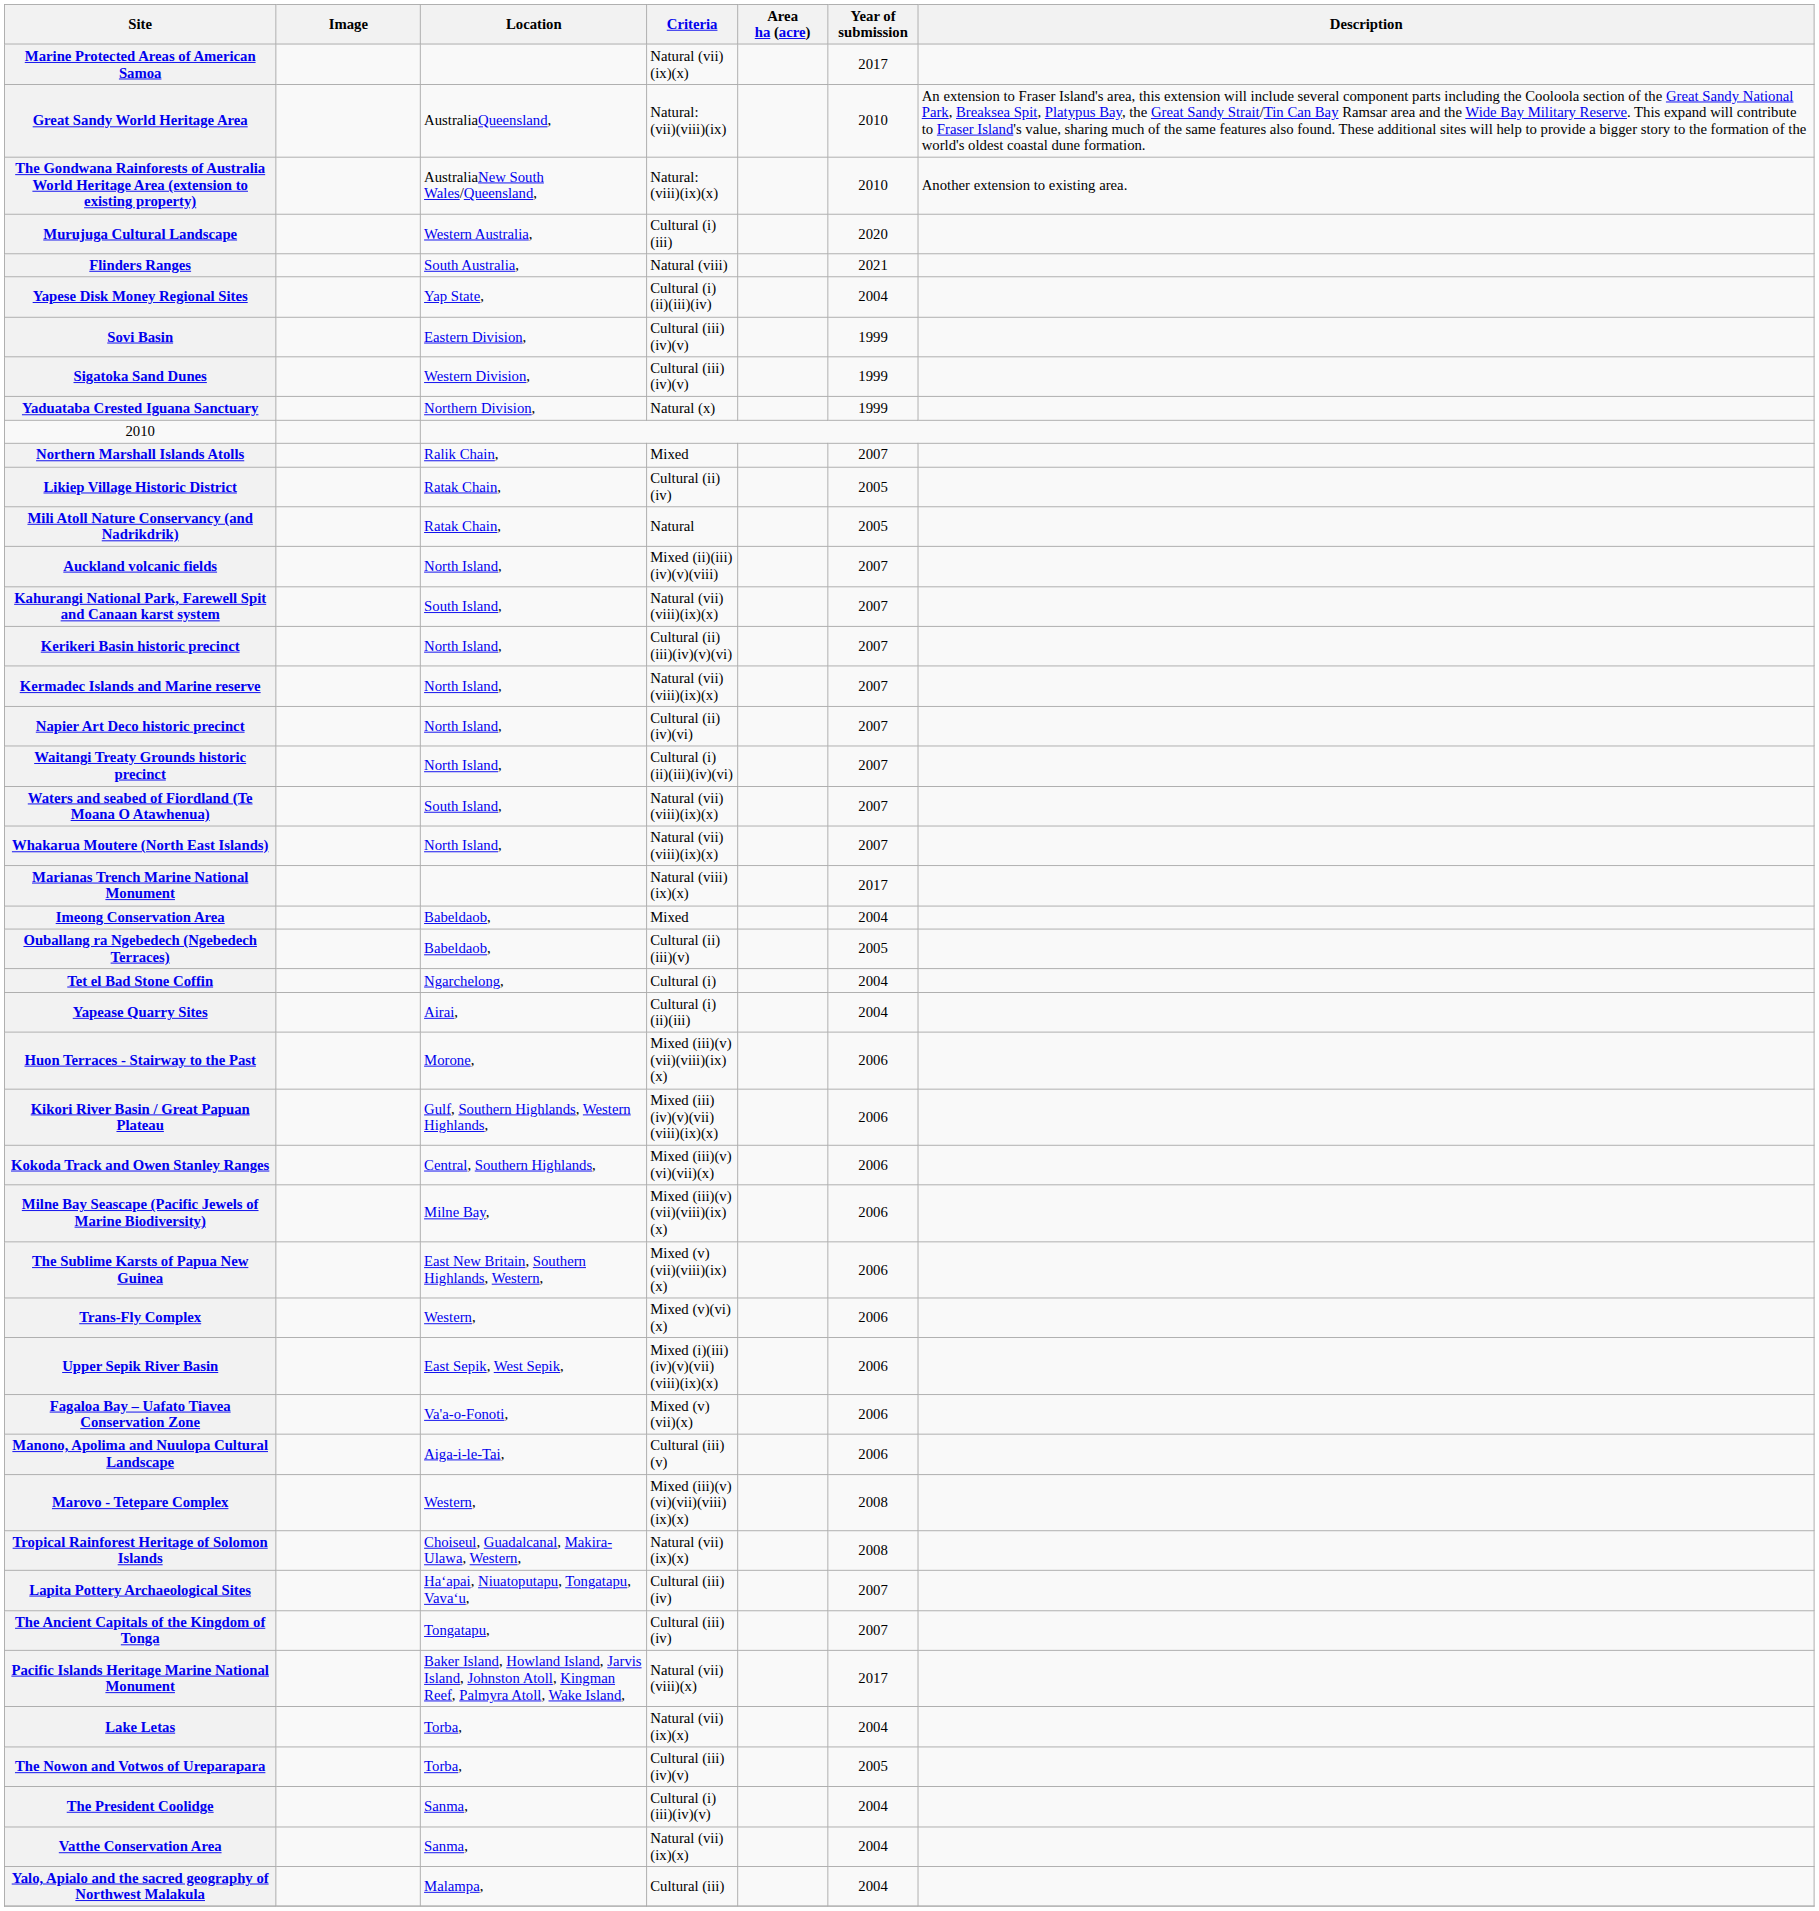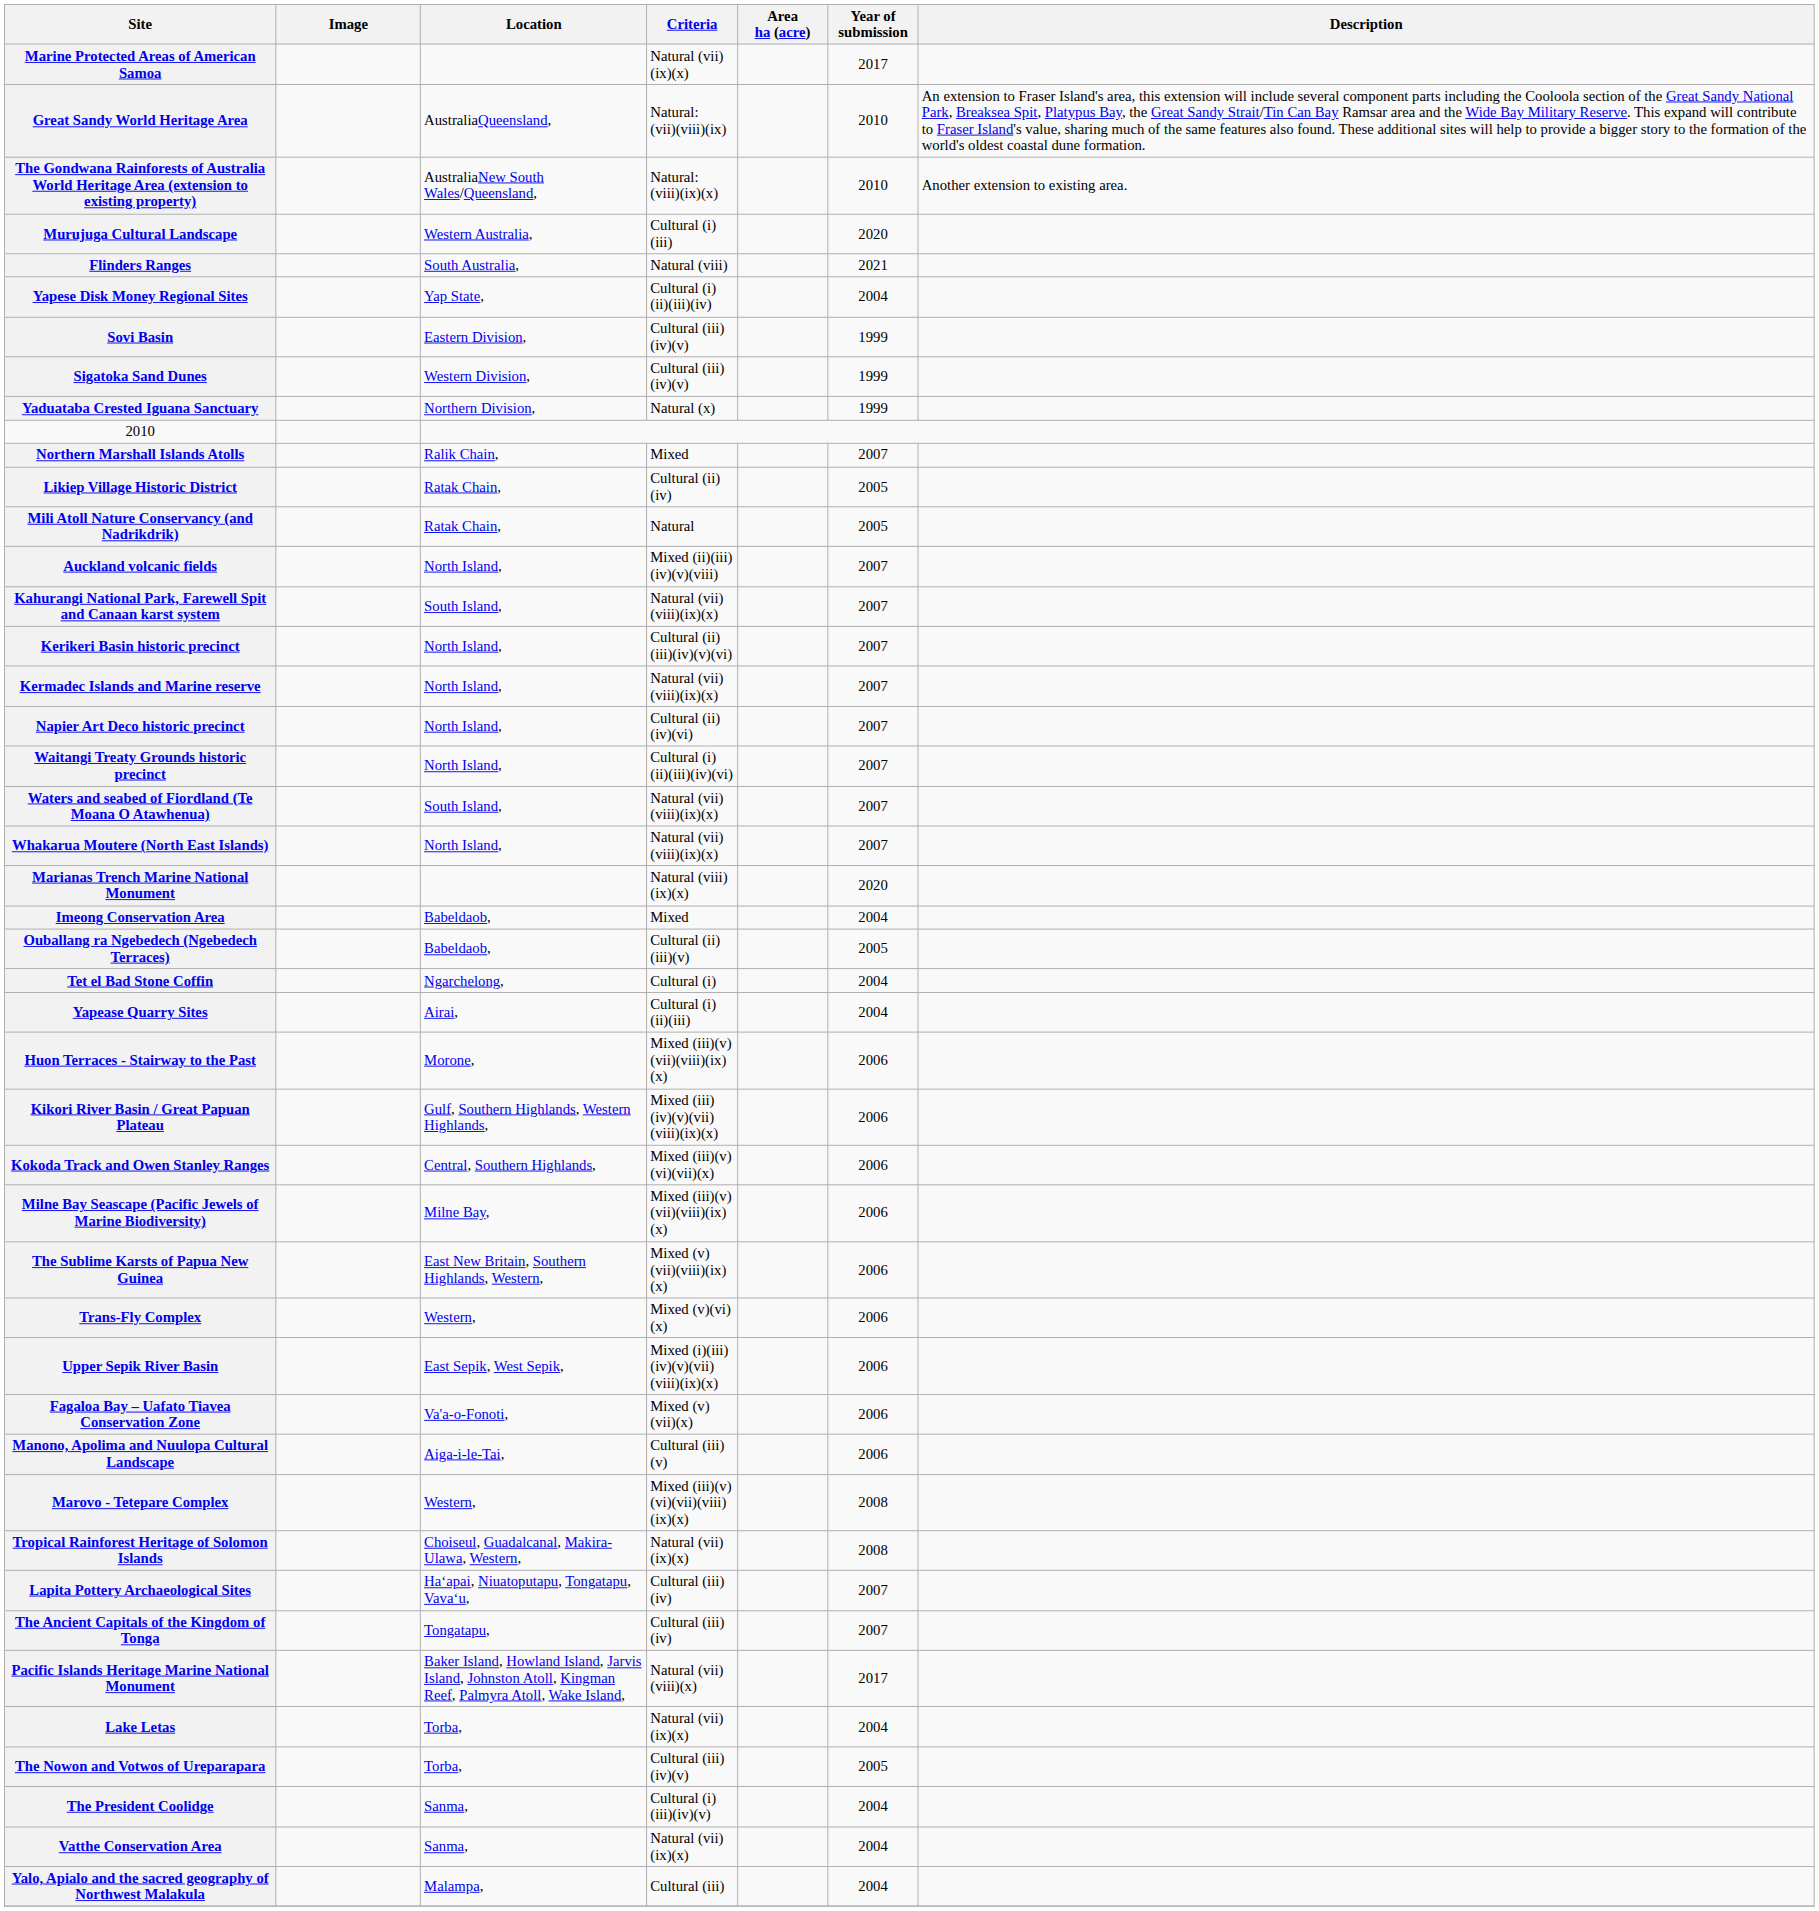(873, 885) 2017 -> (873, 885) 2020
